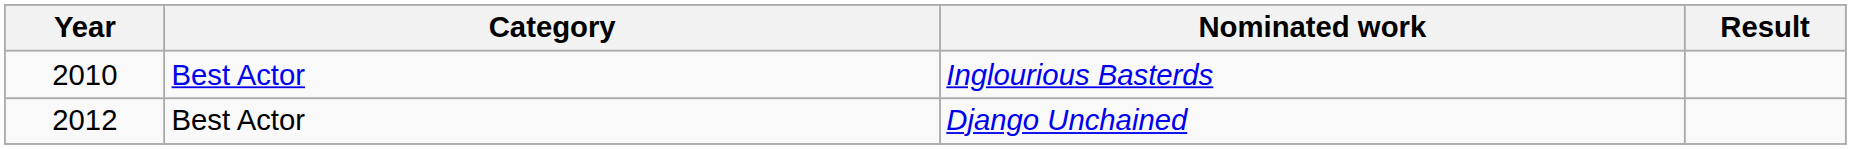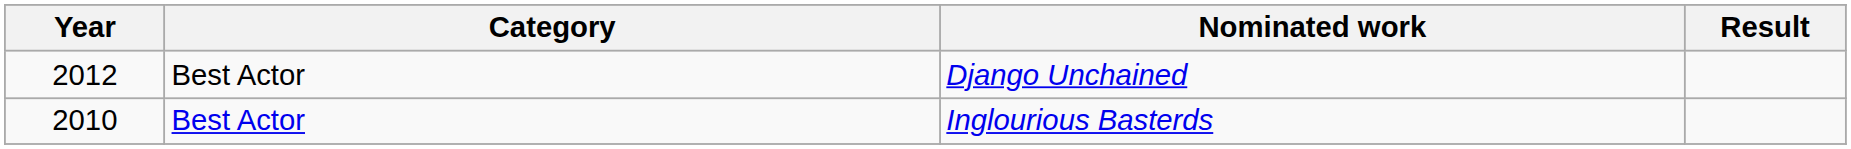rows swapped: (1080, 74) <-> (1067, 120)
